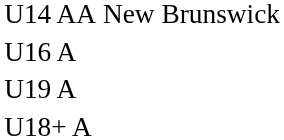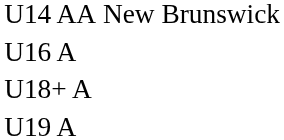rows swapped: (40, 89) <-> (48, 127)
